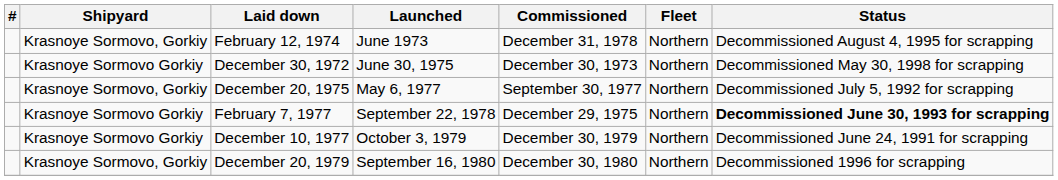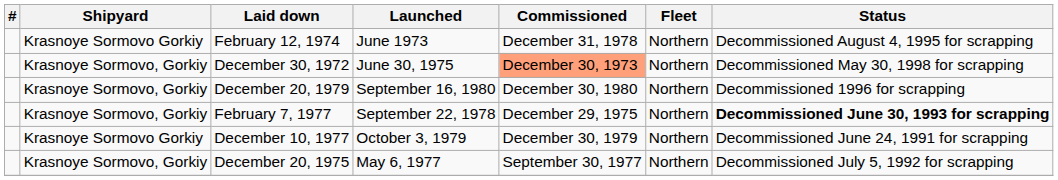(115, 41) Krasnoye Sormovo, Gorkiy -> (113, 41) Krasnoye Sormovo Gorkiy
(113, 65) Krasnoye Sormovo Gorkiy -> (115, 65) Krasnoye Sormovo, Gorkiy
(570, 65) no background -> (570, 65) lightsalmon background
rows swapped: (282, 89) <-> (282, 162)
(113, 114) Krasnoye Sormovo Gorkiy -> (115, 114) Krasnoye Sormovo, Gorkiy
